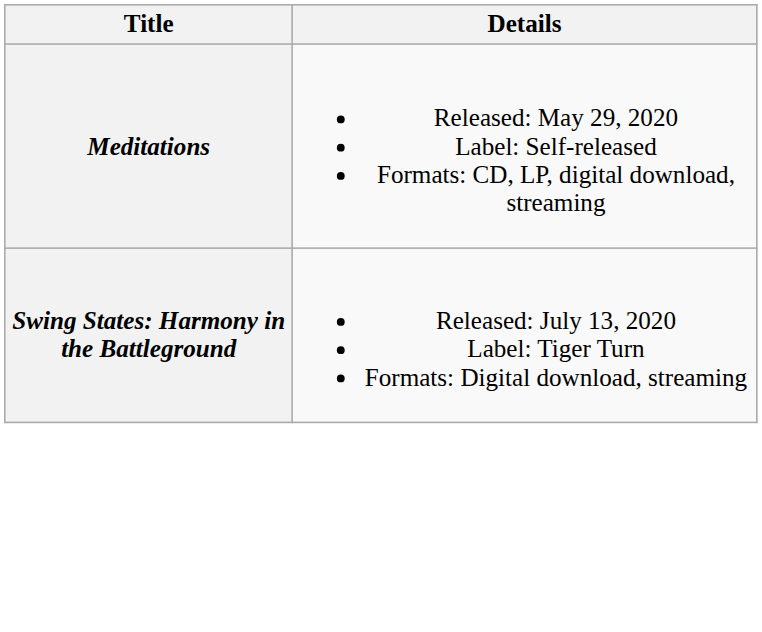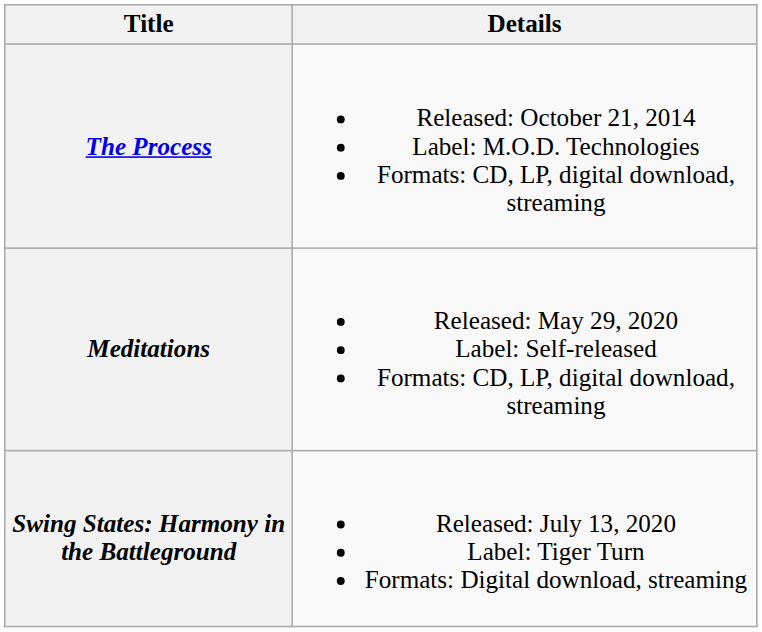+ row: (149, 145)
